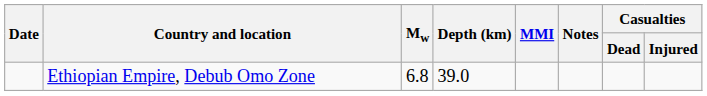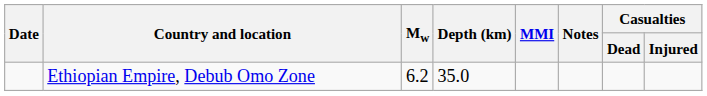(417, 76) 6.8 -> (417, 76) 6.2
(453, 76) 39.0 -> (453, 76) 35.0
